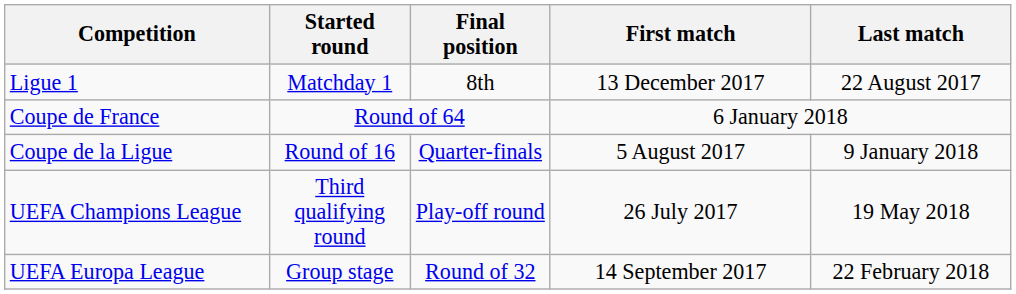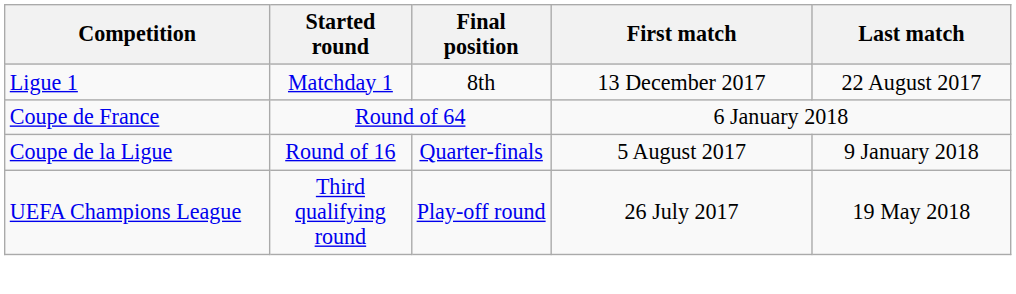- row: (107, 271)
